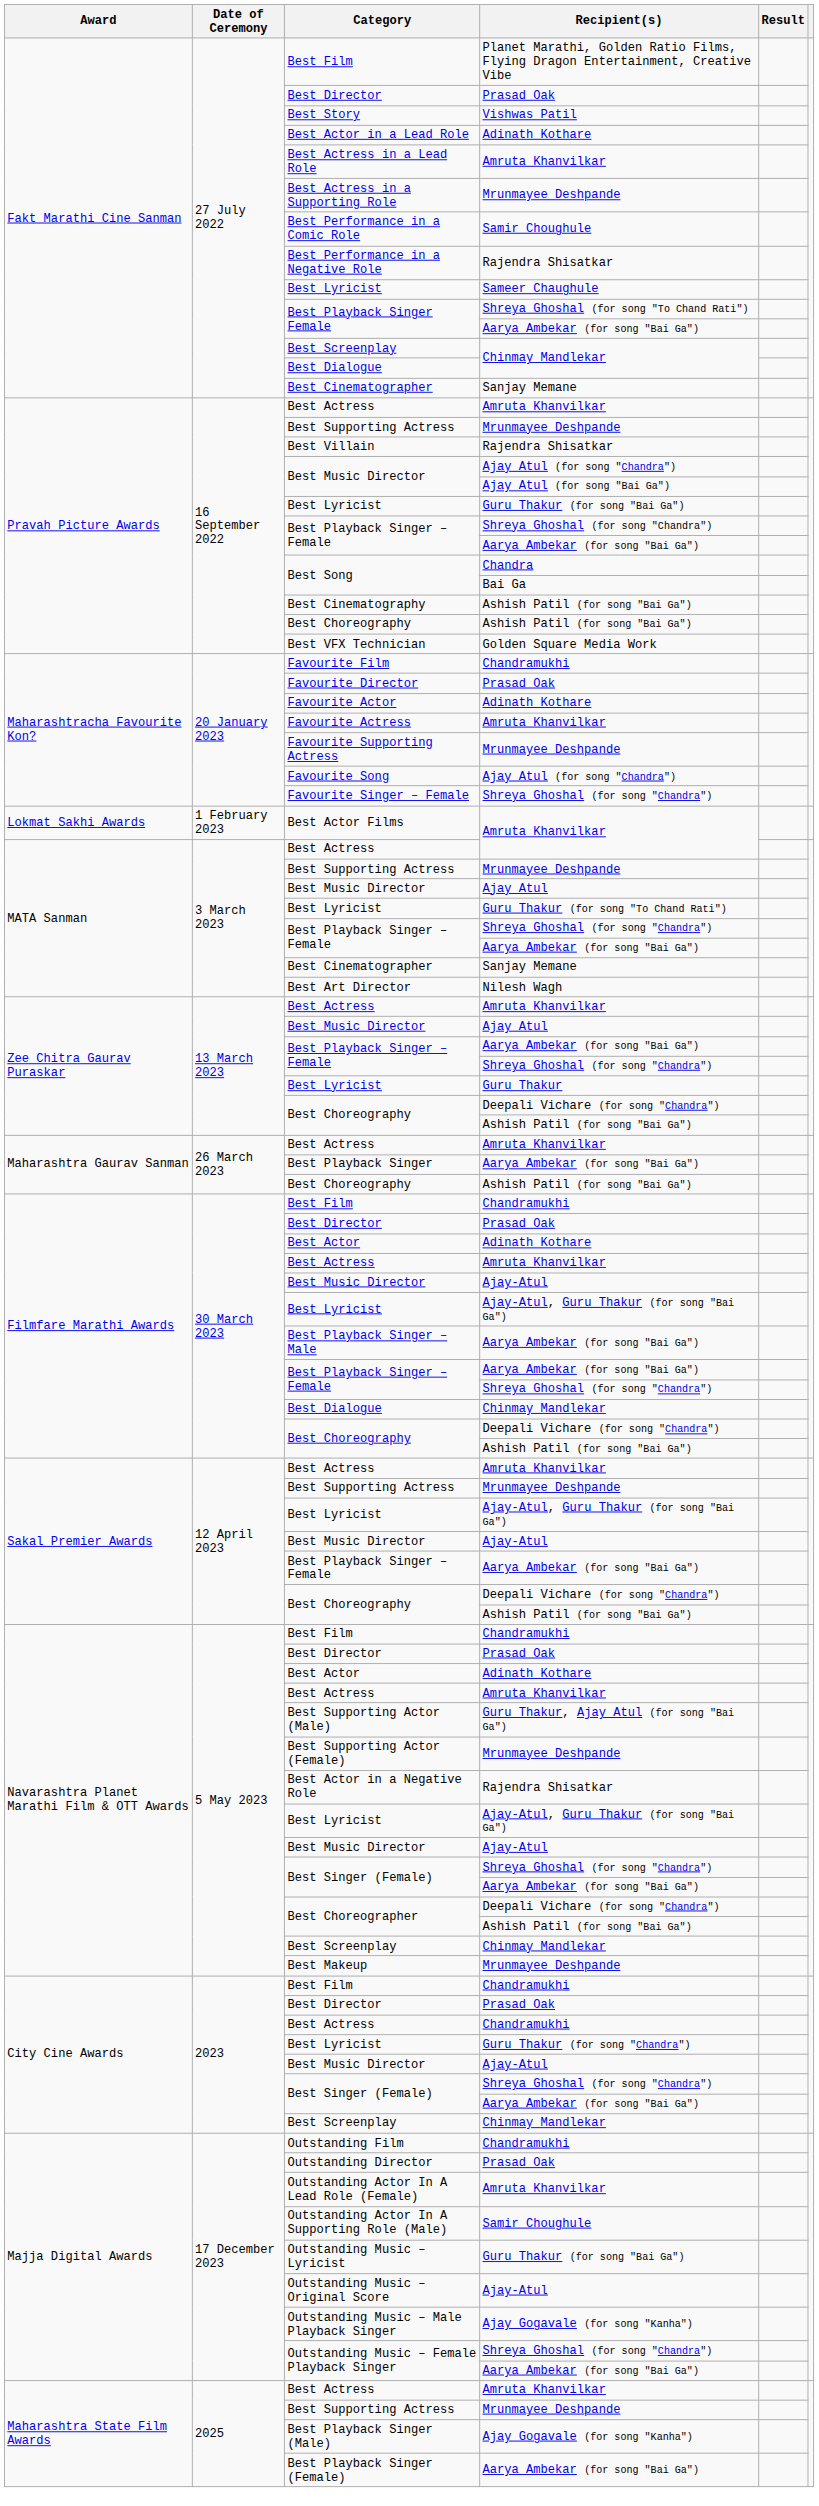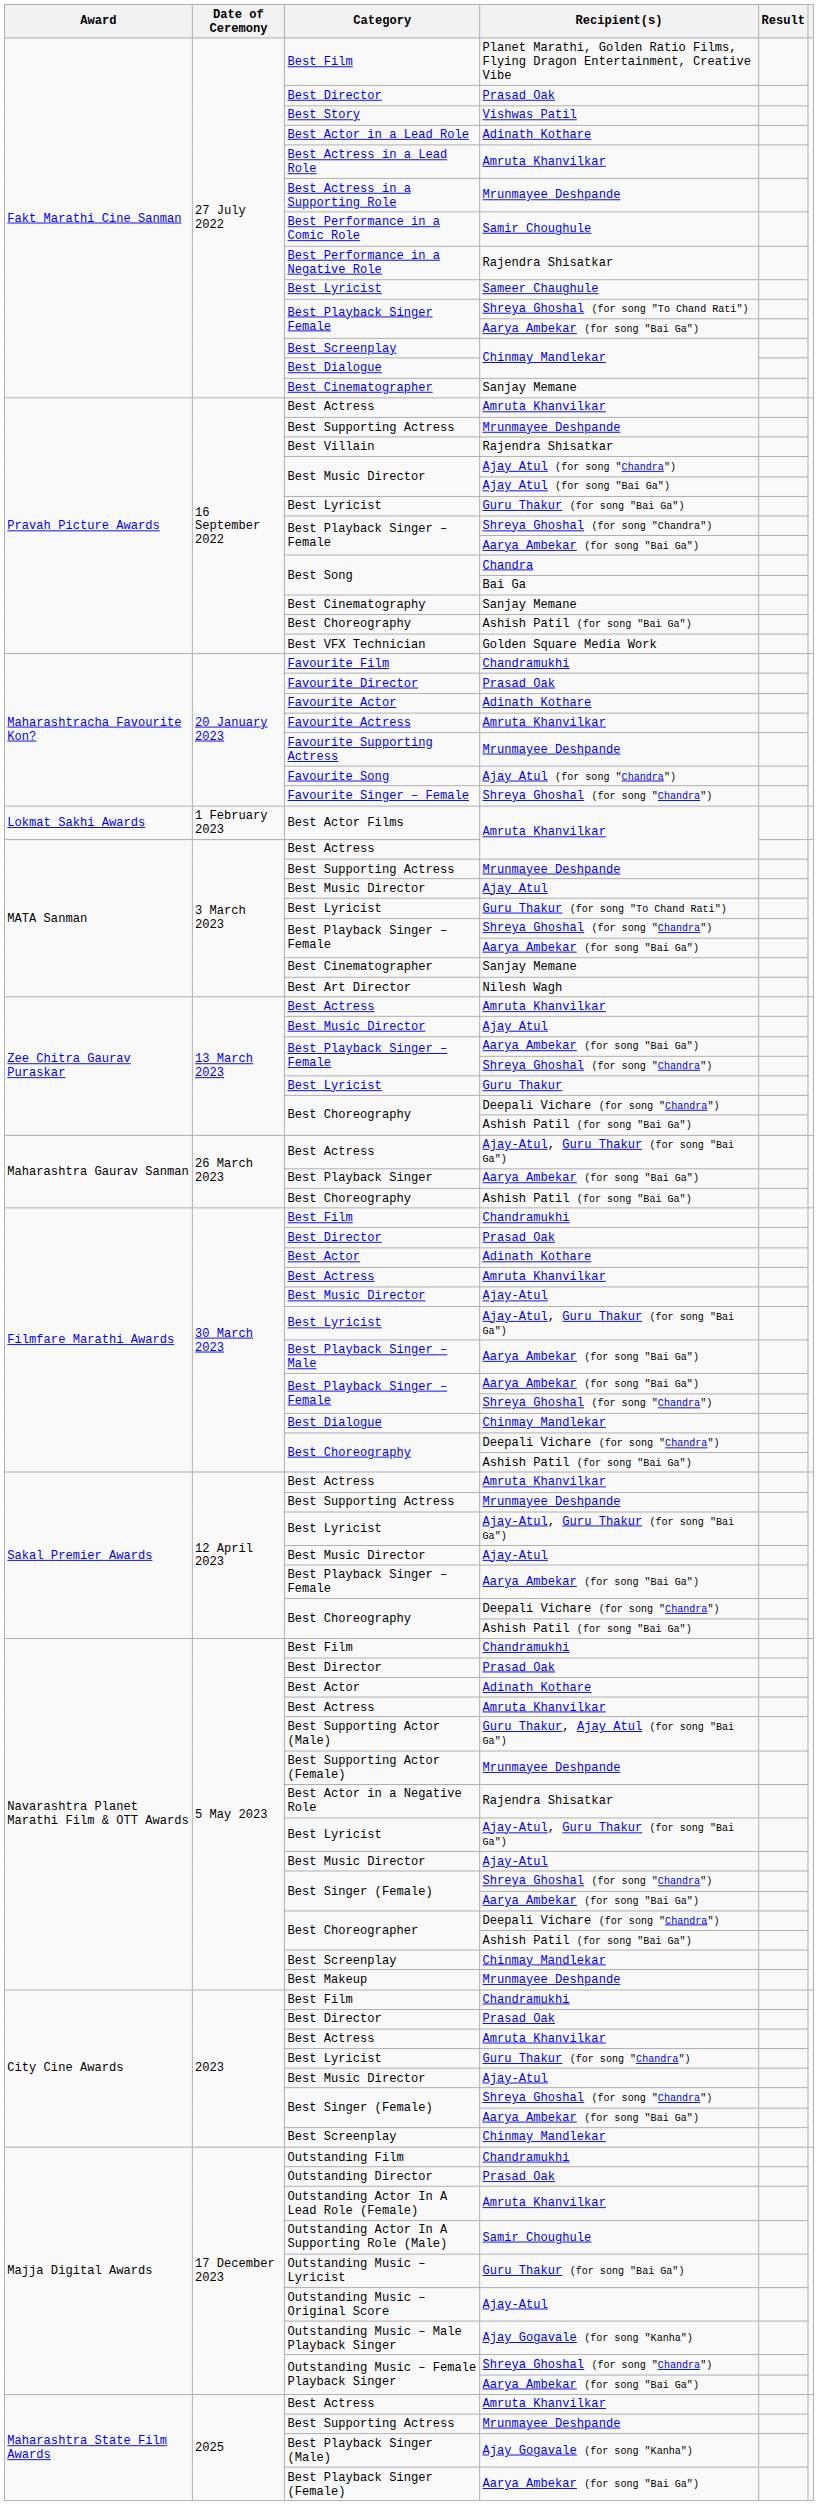(587, 605) Ashish Patil (for song "Bai Ga") -> (530, 605) Sanjay Memane
(544, 1145) Amruta Khanvilkar -> (608, 1151) Ajay-Atul, Guru Thakur (for song "Bai Ga")
(526, 2025) Chandramukhi -> (544, 2039) Amruta Khanvilkar
